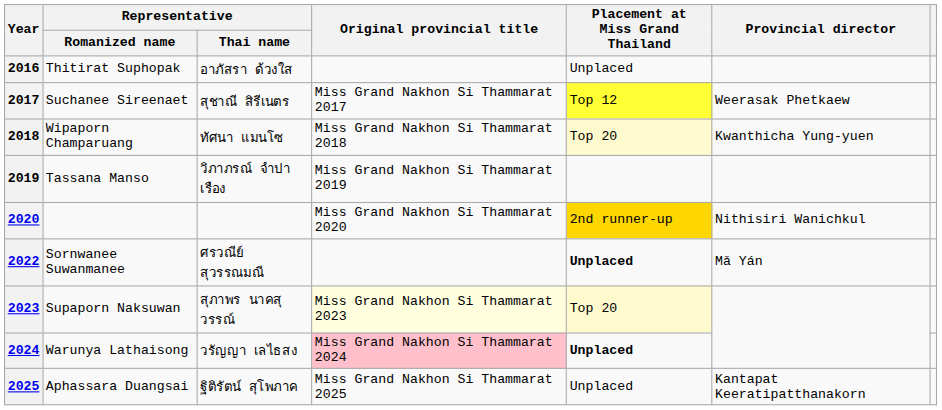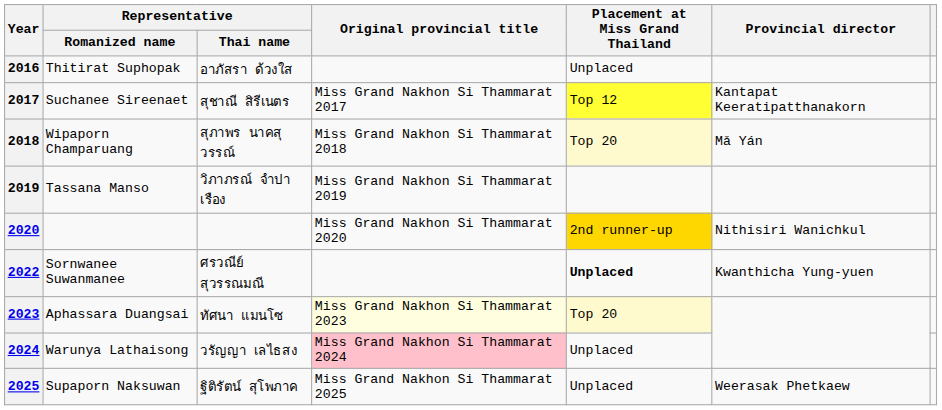(782, 101) Weerasak Phetkaew -> (790, 101) Kantapat Keeratipatthanakorn
(242, 139) ทัศนา แมนโซ -> (241, 144) สุภาพร นาคสุวรรณ์
(794, 137) Kwanthicha Yung-yuen -> (739, 143) Mǎ Yán
(739, 262) Mǎ Yán -> (794, 273) Kwanthicha Yung-yuen
(113, 309) Supaporn Naksuwan -> (117, 315) Aphassara Duangsai
(241, 311) สุภาพร นาคสุวรรณ์ -> (242, 316) ทัศนา แมนโซ
(601, 351) bold -> (601, 351) normal
(117, 387) Aphassara Duangsai -> (113, 387) Supaporn Naksuwan
(790, 387) Kantapat Keeratipatthanakorn -> (782, 387) Weerasak Phetkaew
